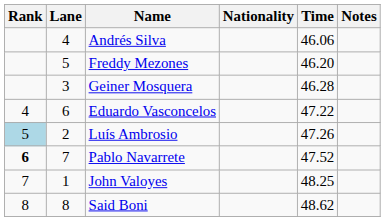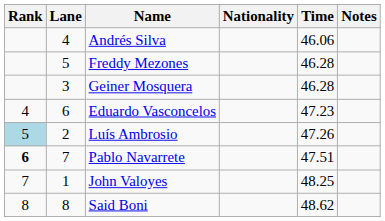(318, 63) 46.20 -> (318, 63) 46.28
(318, 110) 47.22 -> (318, 110) 47.23
(318, 157) 47.52 -> (318, 157) 47.51
